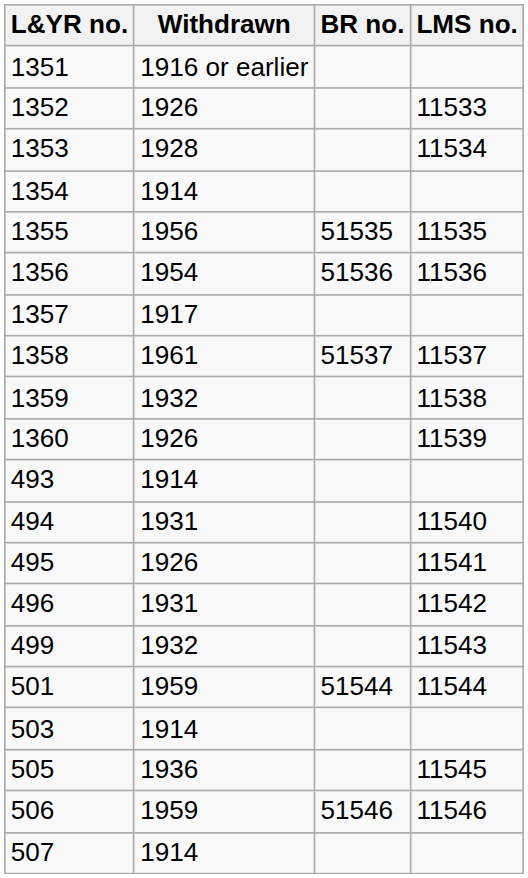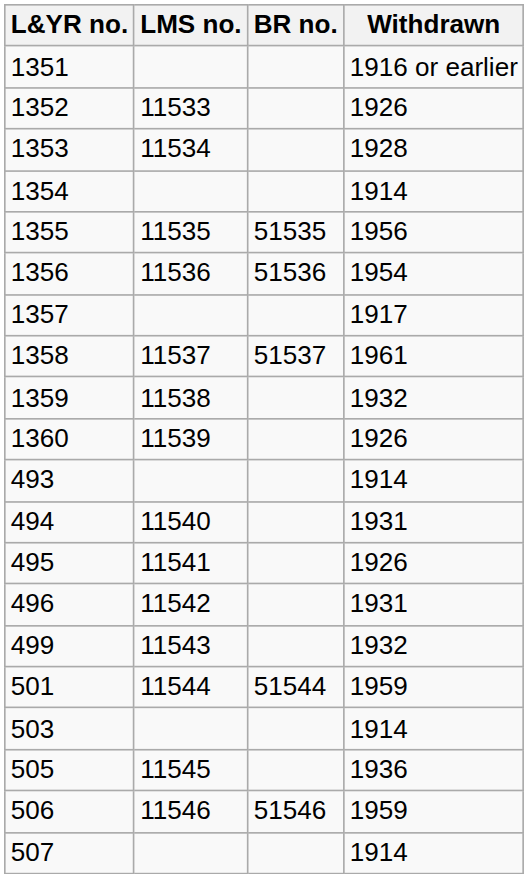columns swapped: (467, 25) <-> (224, 25)
